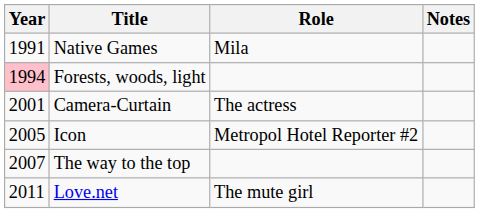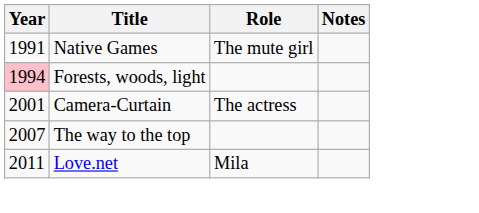(231, 47) Mila -> (264, 47) The mute girl
- row: (70, 134)
(264, 192) The mute girl -> (231, 163) Mila
